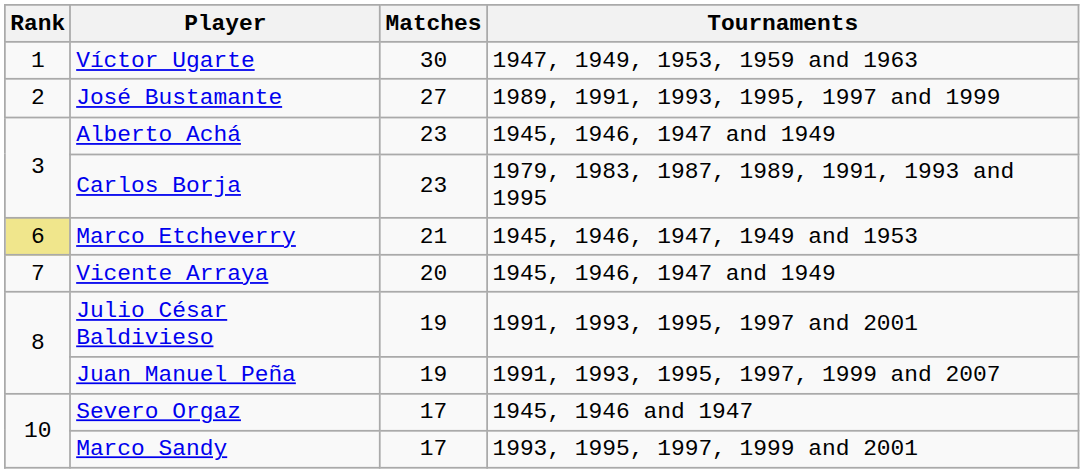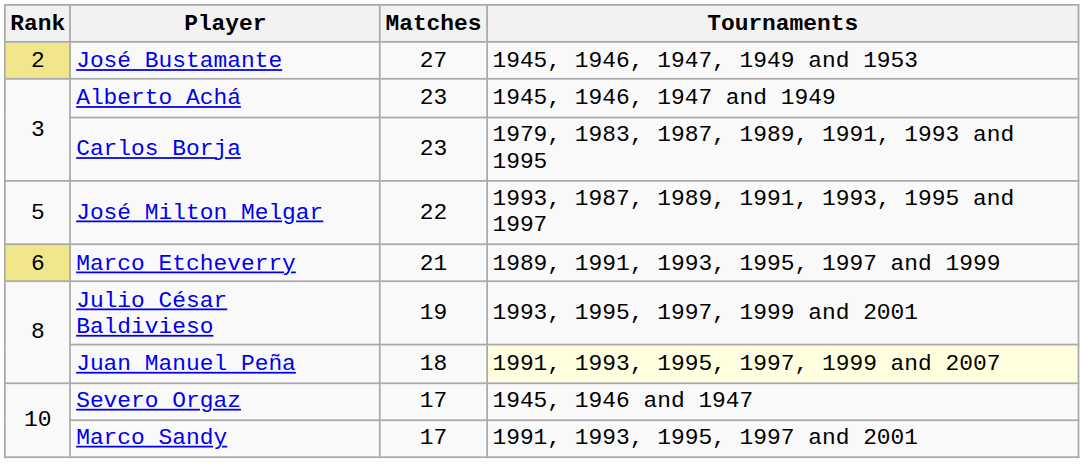- row: (165, 61)
(38, 98) no background -> (38, 61) khaki background
(746, 98) 1989, 1991, 1993, 1995, 1997 and 1999 -> (705, 61) 1945, 1946, 1947, 1949 and 1953
+ row: (200, 212)
(705, 236) 1945, 1946, 1947, 1949 and 1953 -> (746, 263) 1989, 1991, 1993, 1995, 1997 and 1999
- row: (172, 274)
(705, 324) 1991, 1993, 1995, 1997 and 2001 -> (705, 313) 1993, 1995, 1997, 1999 and 2001
(433, 375) 19 -> (433, 364) 18
(746, 375) no background -> (746, 364) lightyellow background
(705, 449) 1993, 1995, 1997, 1999 and 2001 -> (705, 438) 1991, 1993, 1995, 1997 and 2001
